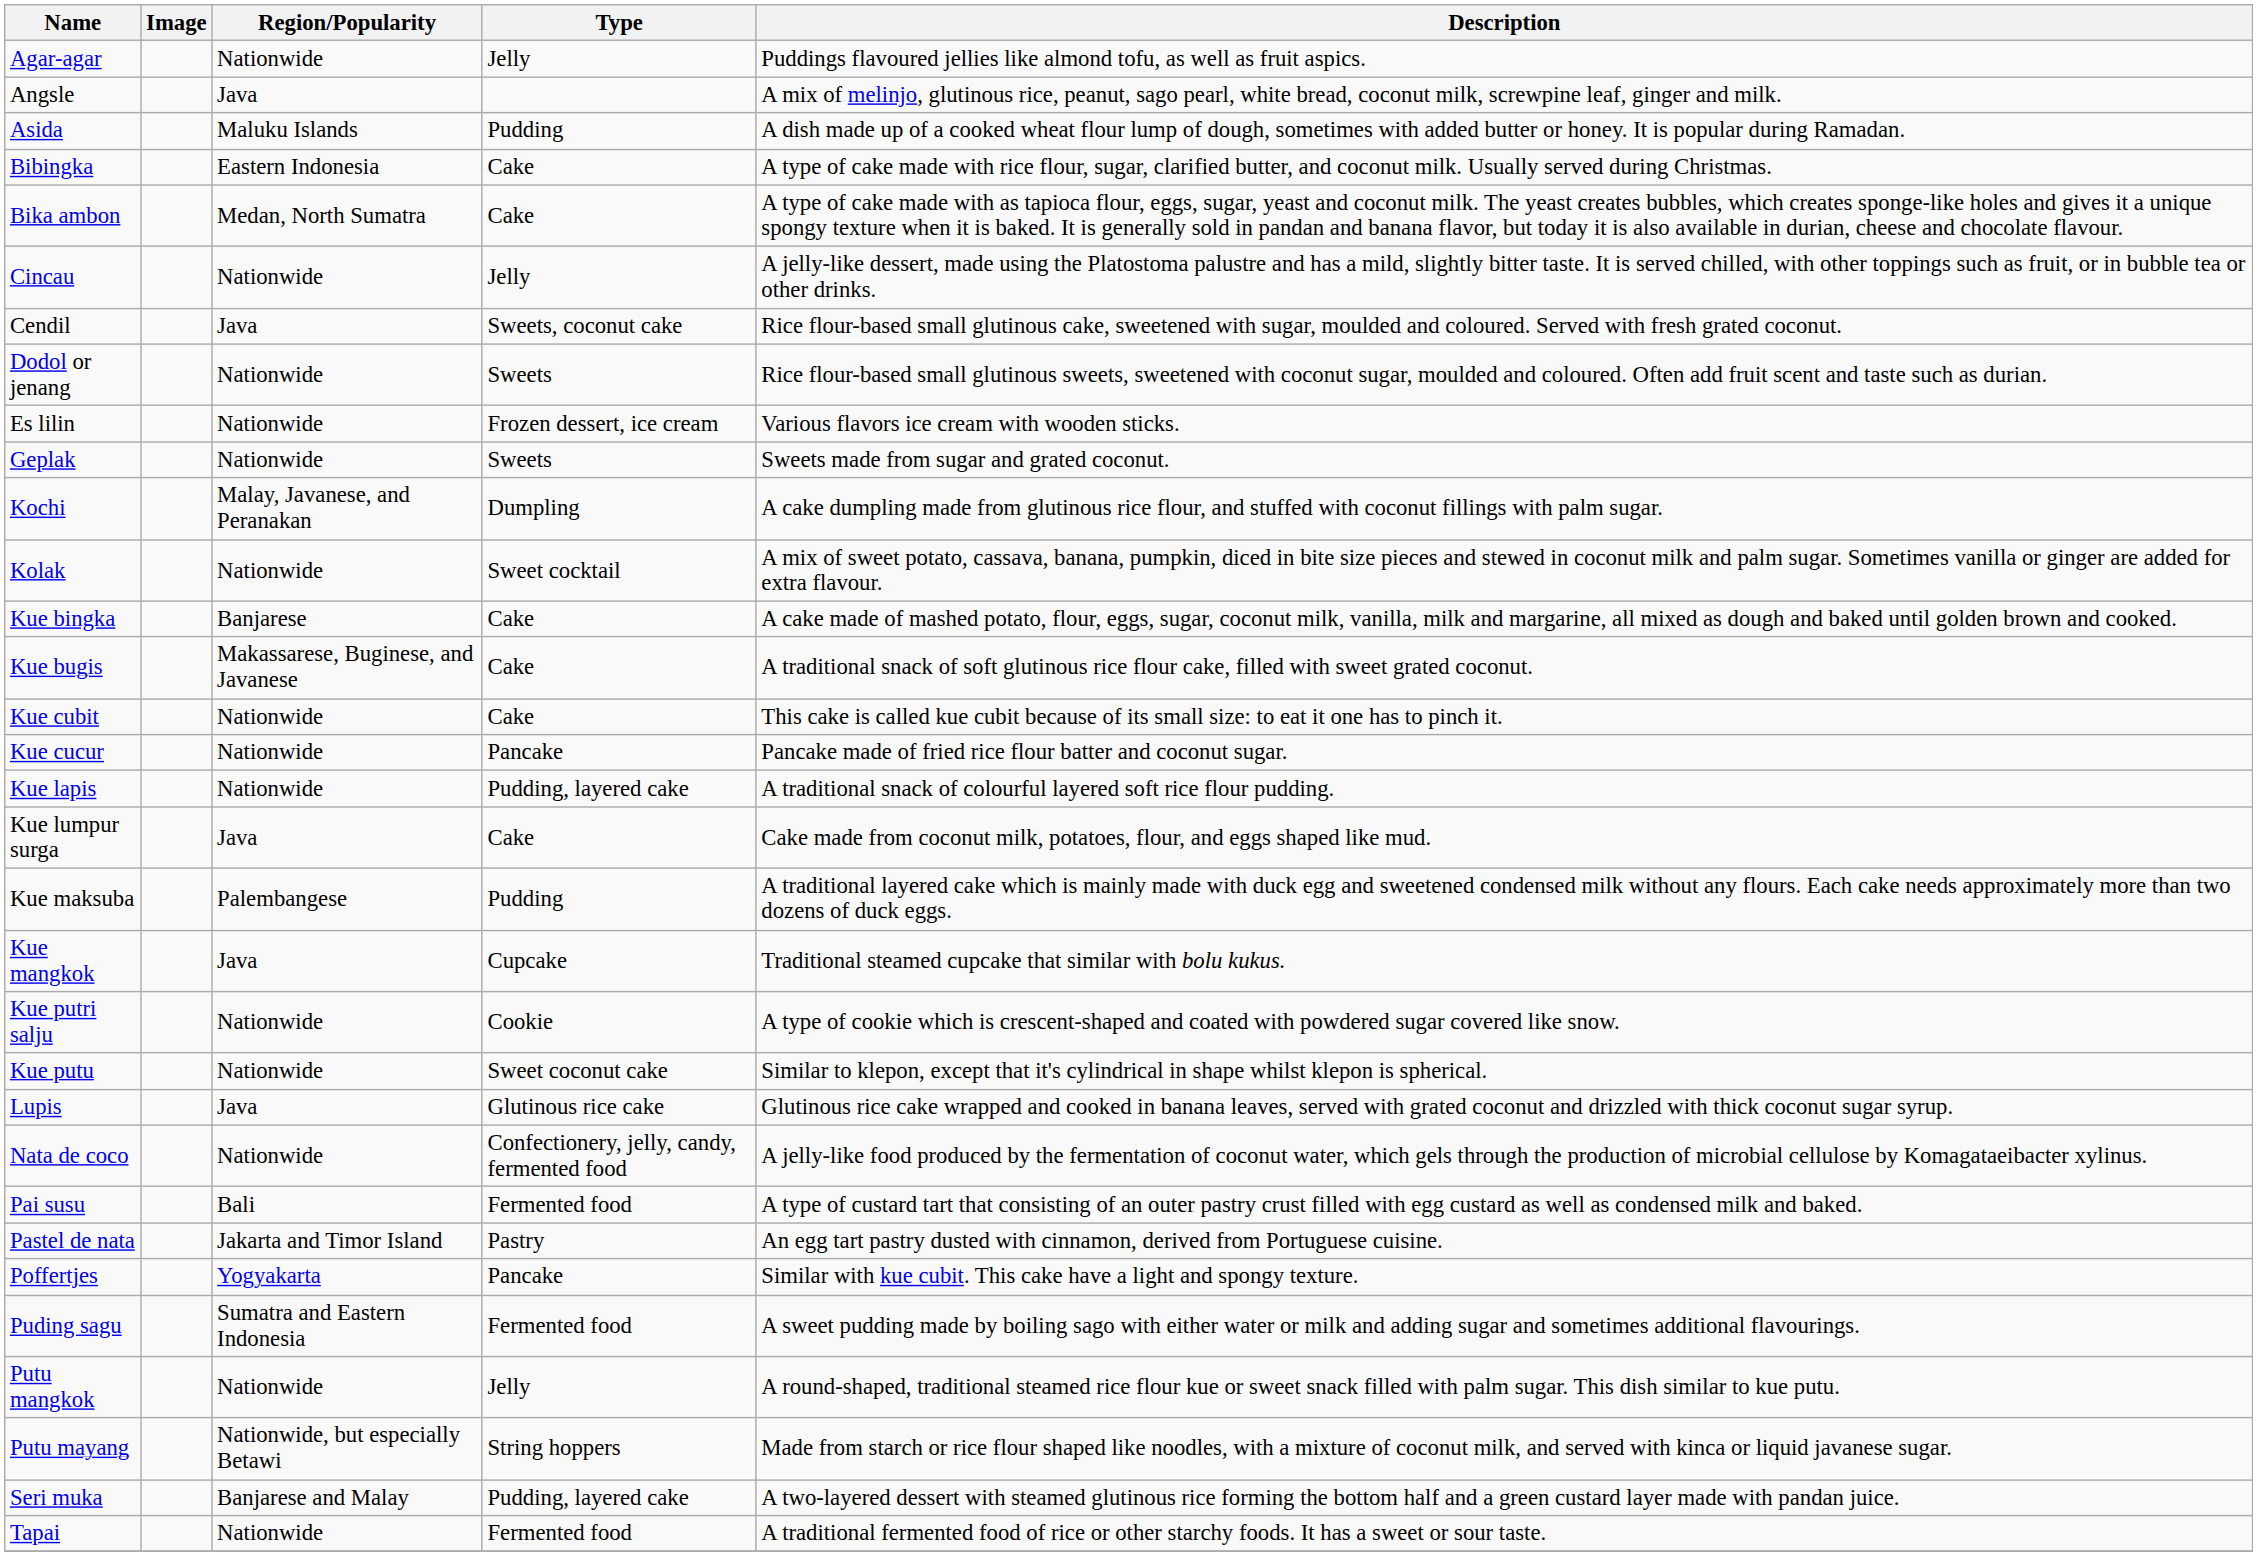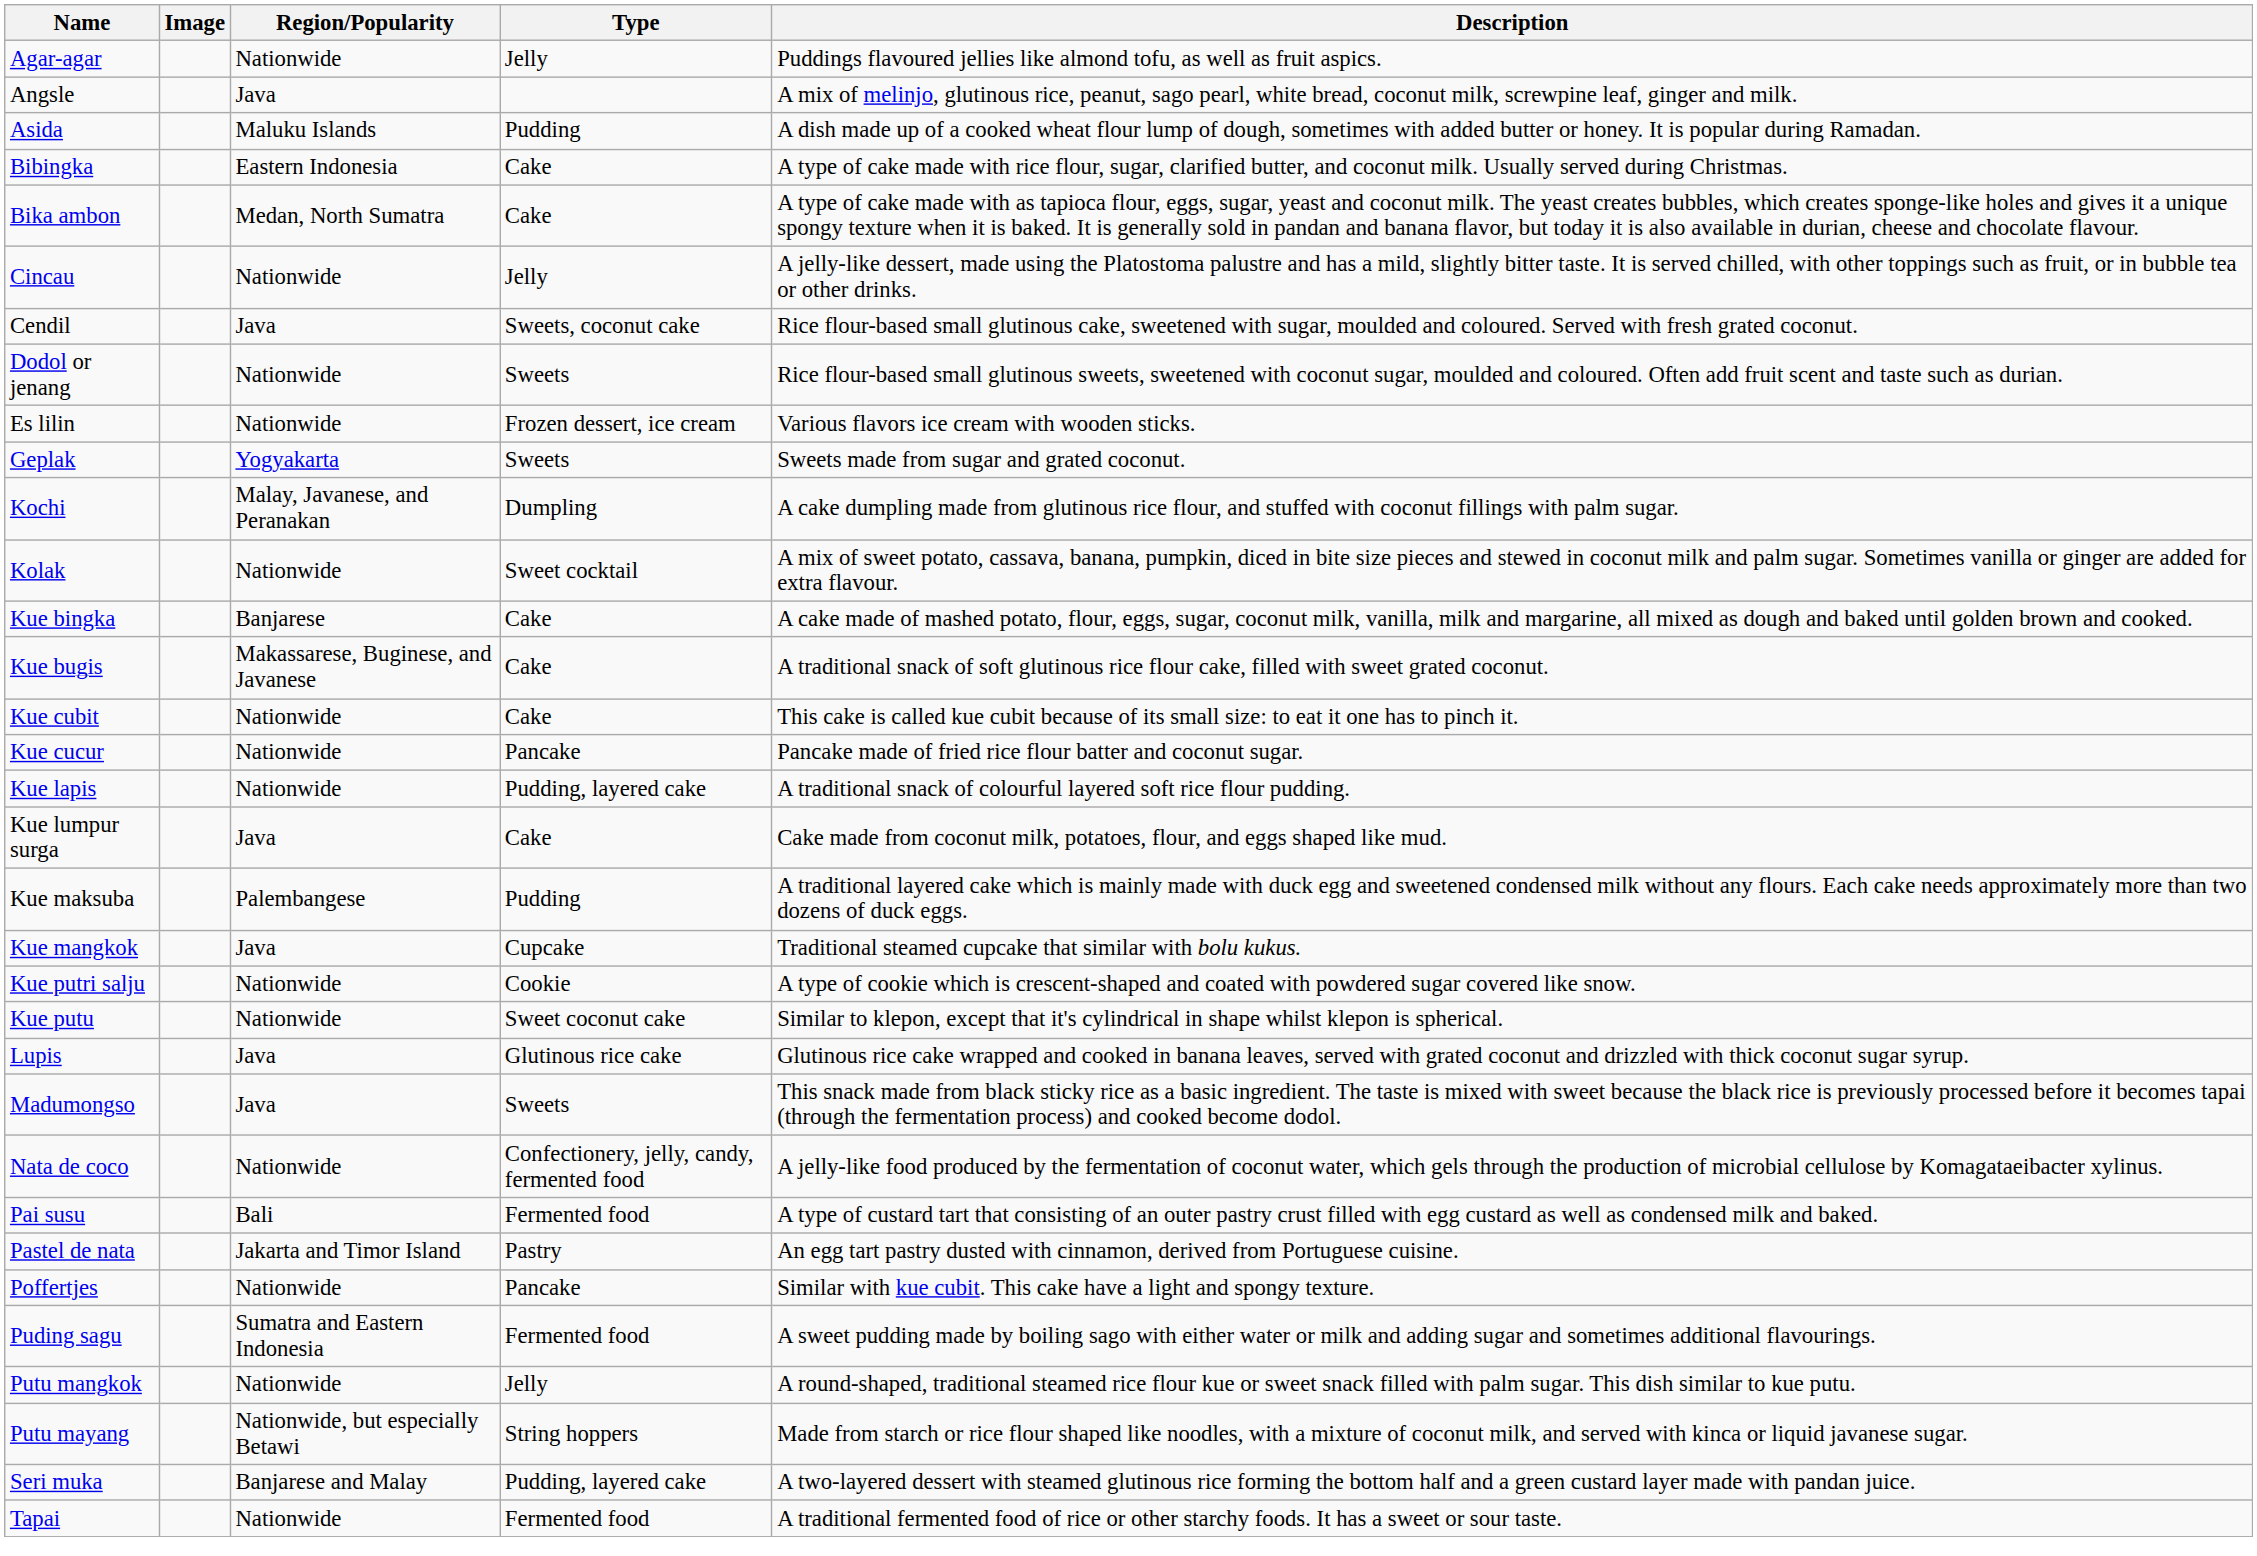(270, 459) Nationwide -> (287, 459) Yogyakarta
+ row: (72, 1104)
(269, 1276) Yogyakarta -> (288, 1287) Nationwide
